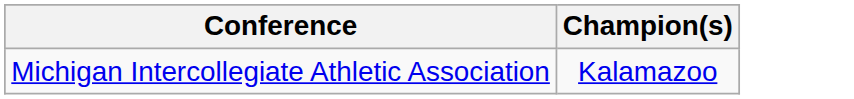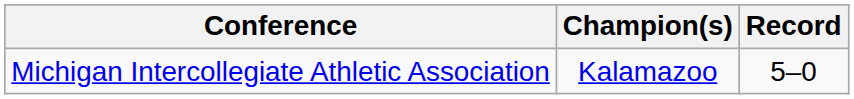+ column: (794, 26)
